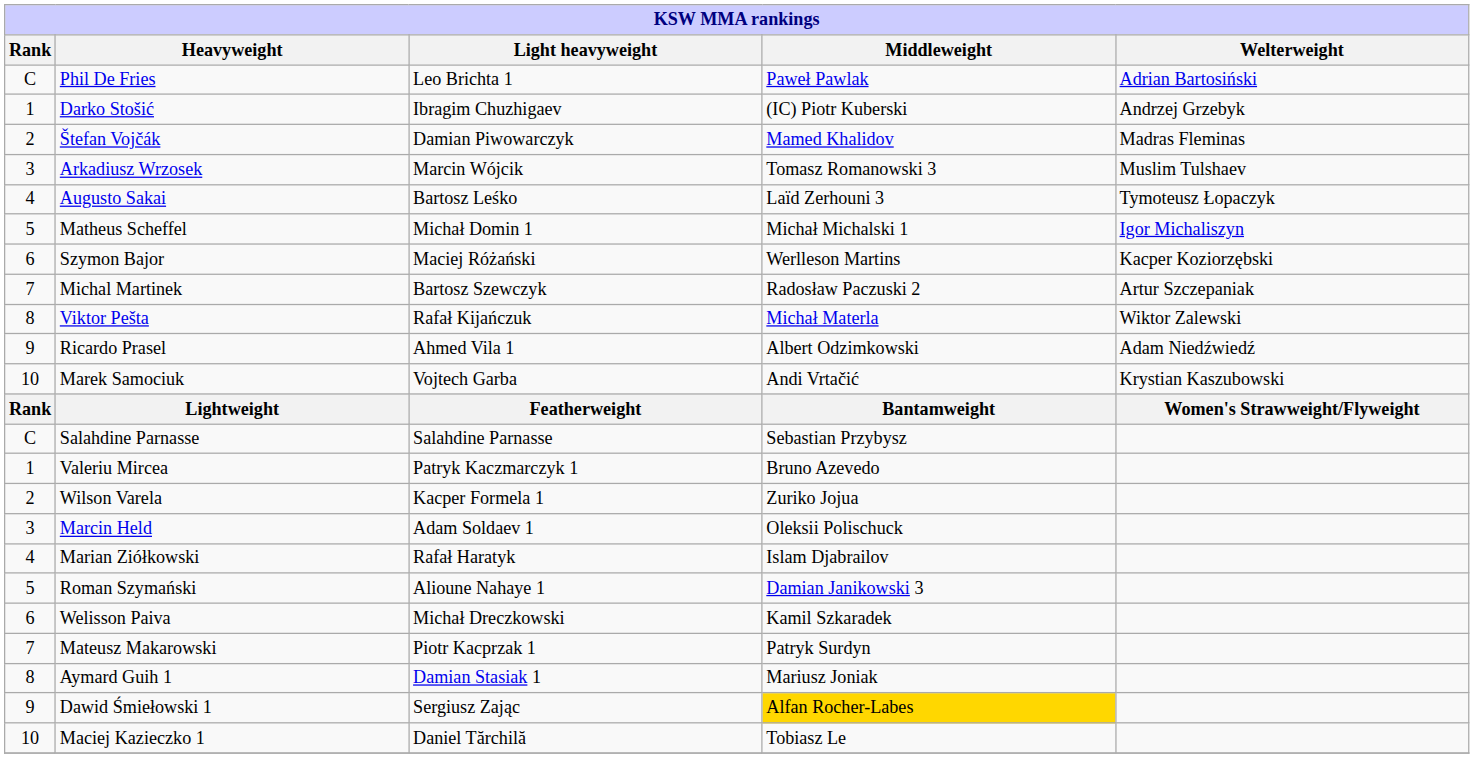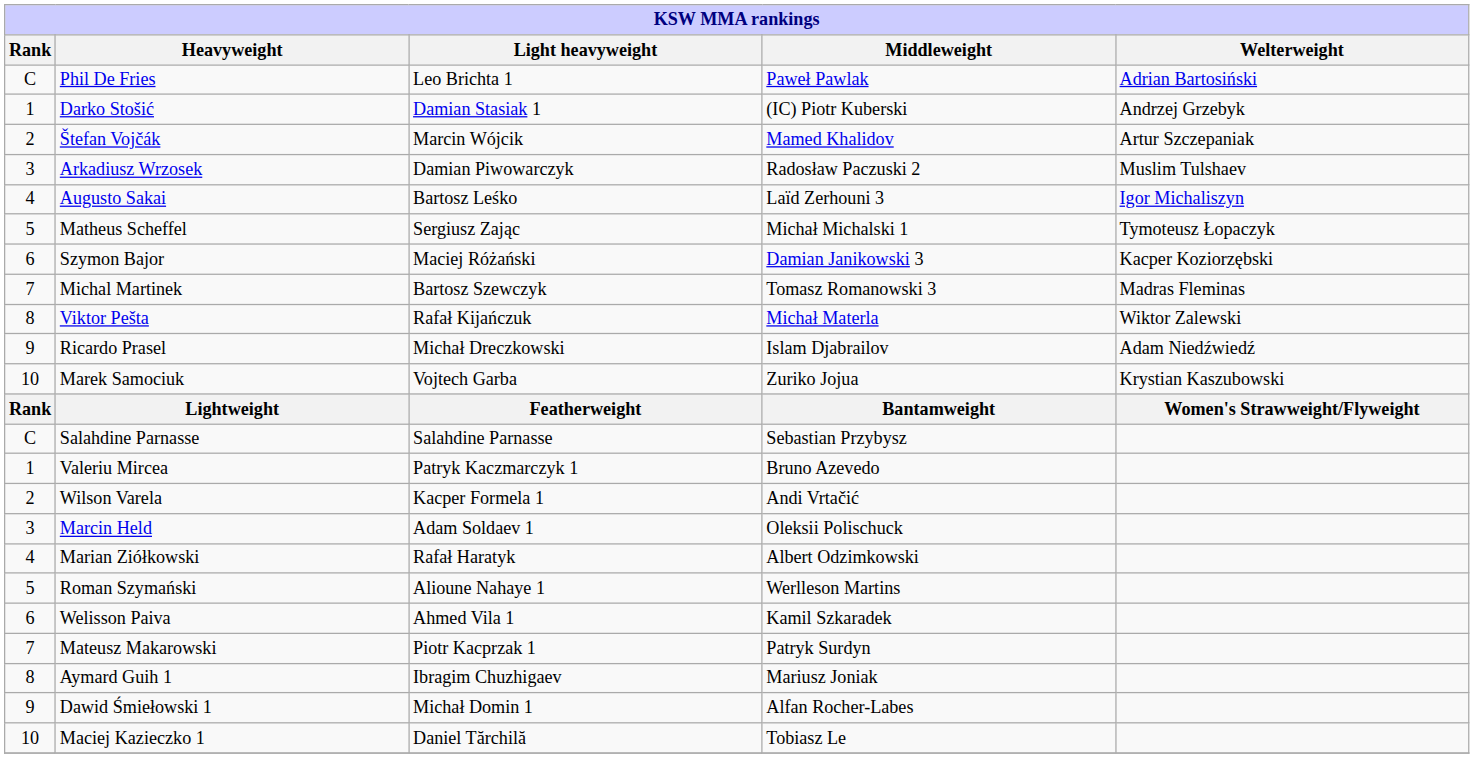(487, 109) Ibragim Chuzhigaev -> (477, 109) Damian Stasiak 1
(493, 139) Damian Piwowarczyk -> (468, 139) Marcin Wójcik
(1182, 139) Madras Fleminas -> (1187, 139) Artur Szczepaniak
(468, 169) Marcin Wójcik -> (493, 169) Damian Piwowarczyk
(851, 169) Tomasz Romanowski 3 -> (843, 169) Radosław Paczuski 2
(1197, 199) Tymoteusz Łopaczyk -> (1182, 199) Igor Michaliszyn
(473, 229) Michał Domin 1 -> (467, 229) Sergiusz Zając
(1182, 229) Igor Michaliszyn -> (1197, 229) Tymoteusz Łopaczyk
(833, 259) Werlleson Martins -> (845, 259) Damian Janikowski 3
(843, 289) Radosław Paczuski 2 -> (851, 289) Tomasz Romanowski 3
(1187, 289) Artur Szczepaniak -> (1182, 289) Madras Fleminas
(464, 349) Ahmed Vila 1 -> (489, 349) Michał Dreczkowski
(843, 349) Albert Odzimkowski -> (827, 349) Islam Djabrailov
(813, 378) Andi Vrtačić -> (812, 378) Zuriko Jojua
(812, 498) Zuriko Jojua -> (813, 498) Andi Vrtačić
(827, 558) Islam Djabrailov -> (843, 558) Albert Odzimkowski
(845, 588) Damian Janikowski 3 -> (833, 588) Werlleson Martins
(489, 618) Michał Dreczkowski -> (464, 618) Ahmed Vila 1
(477, 678) Damian Stasiak 1 -> (487, 678) Ibragim Chuzhigaev
(467, 708) Sergiusz Zając -> (473, 708) Michał Domin 1
(840, 708) gold background -> (840, 708) no background
